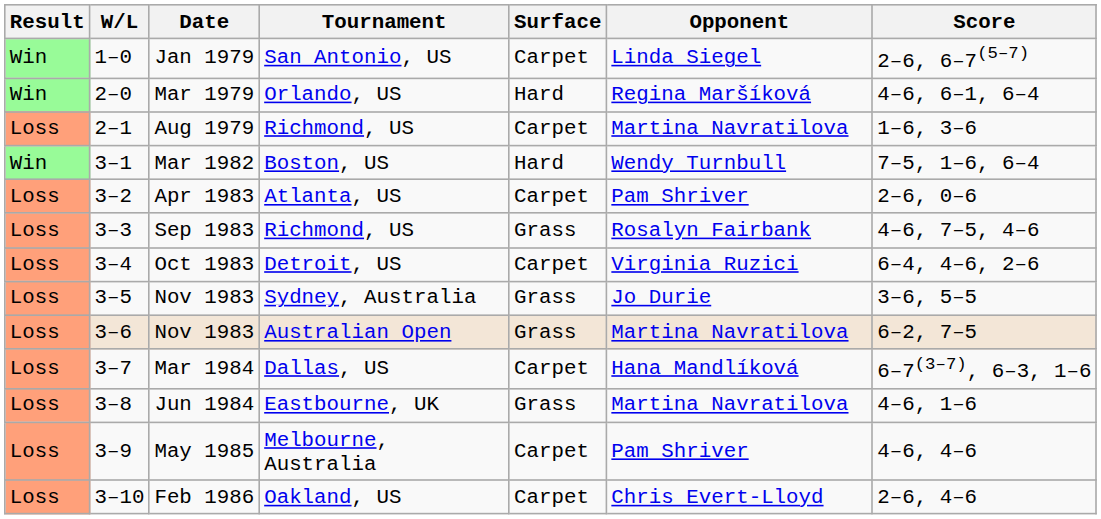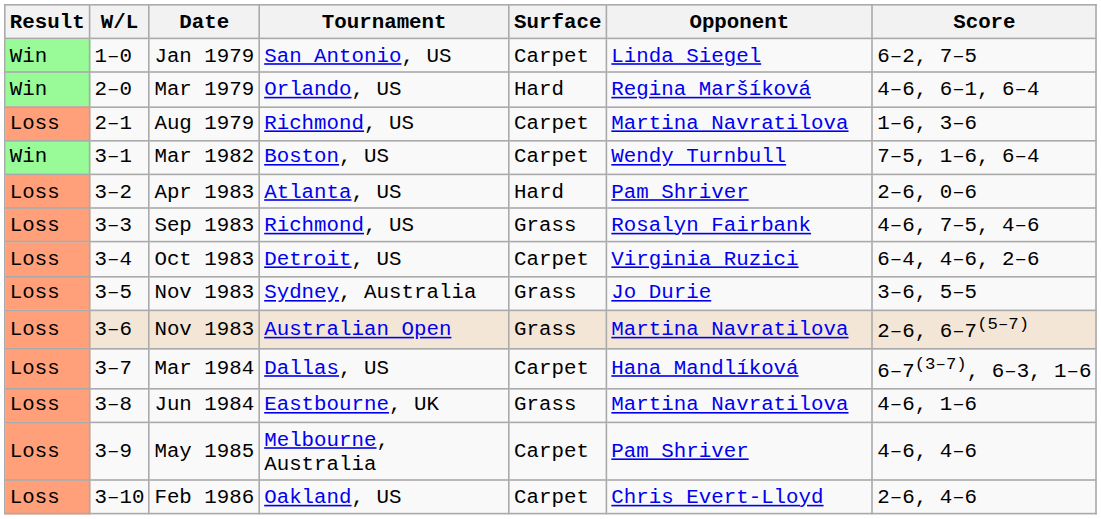(953, 58) 2–6, 6–7(5–7) -> (927, 56) 6–2, 7–5
(539, 163) Hard -> (552, 157) Carpet
(552, 197) Carpet -> (539, 191) Hard
(927, 332) 6–2, 7–5 -> (953, 330) 2–6, 6–7(5–7)
